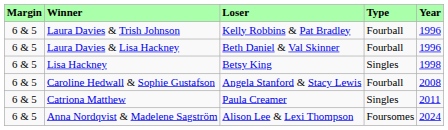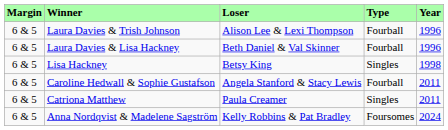(286, 30) Kelly Robbins & Pat Bradley -> (288, 30) Alison Lee & Lexi Thompson
(430, 82) 2008 -> (430, 82) 2011
(288, 116) Alison Lee & Lexi Thompson -> (286, 116) Kelly Robbins & Pat Bradley
